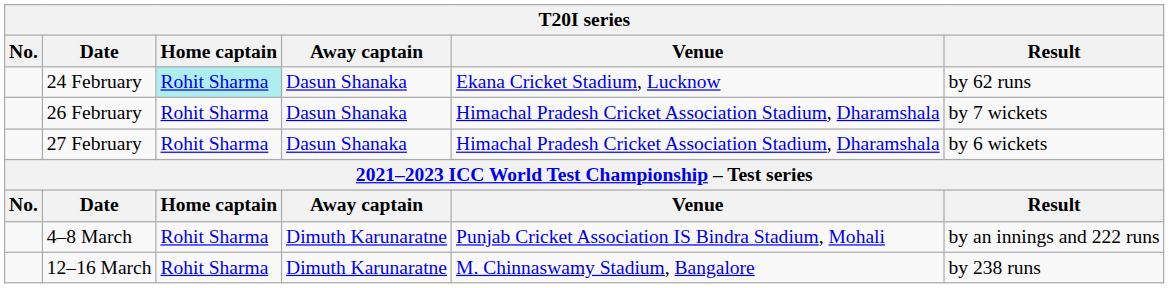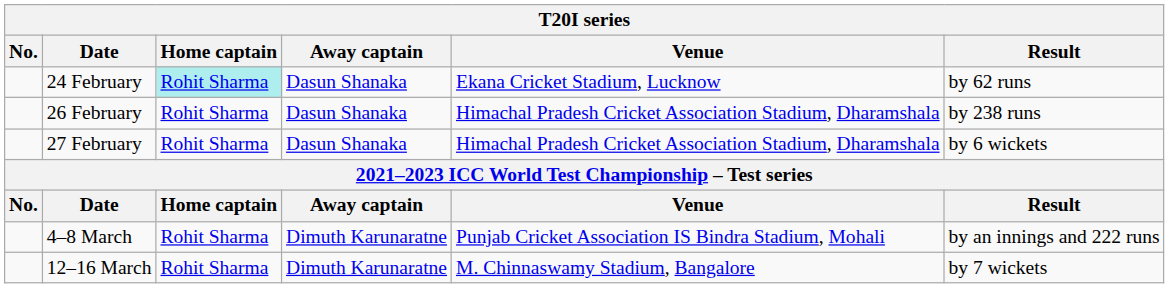(998, 112) by 7 wickets -> (995, 112) by 238 runs
(995, 267) by 238 runs -> (998, 267) by 7 wickets
